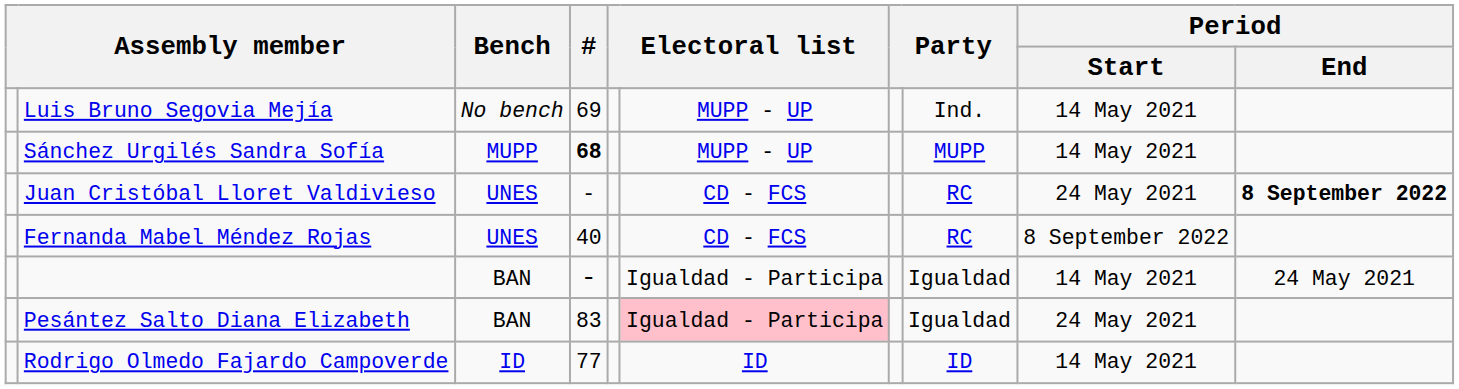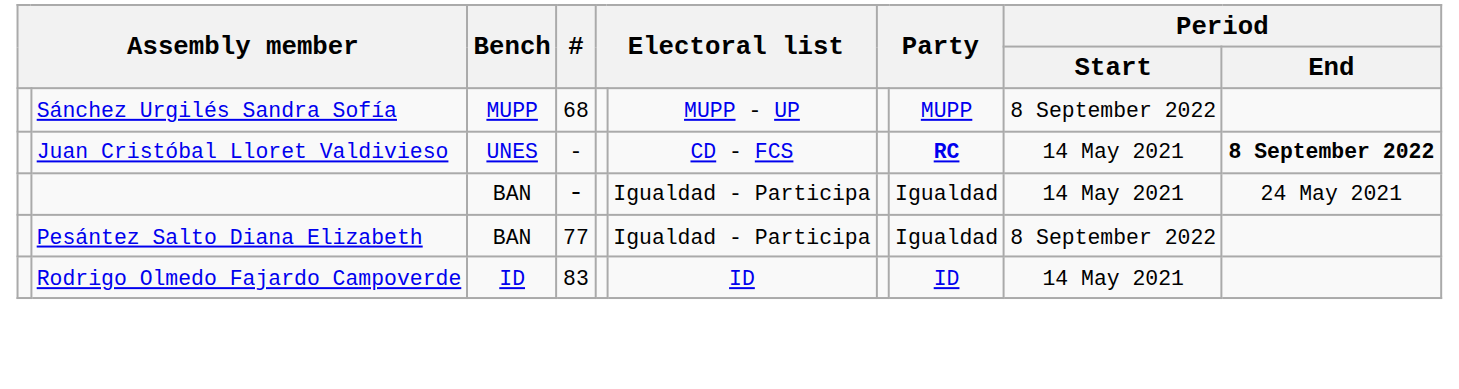- row: (178, 111)
(589, 152) bold -> (576, 111) normal
(1126, 153) 14 May 2021 -> (1113, 111) 8 September 2022
(959, 195) normal -> (947, 152) bold
(1126, 195) 24 May 2021 -> (1113, 153) 14 May 2021
- row: (198, 237)
(589, 321) 83 -> (576, 237) 77
(755, 321) pink background -> (742, 237) no background
(1126, 321) 24 May 2021 -> (1113, 237) 8 September 2022
(589, 363) 77 -> (576, 279) 83
